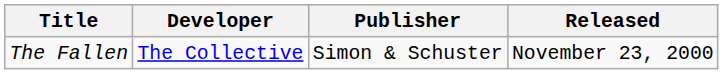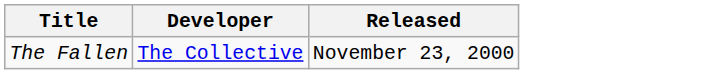- column: (408, 21)
